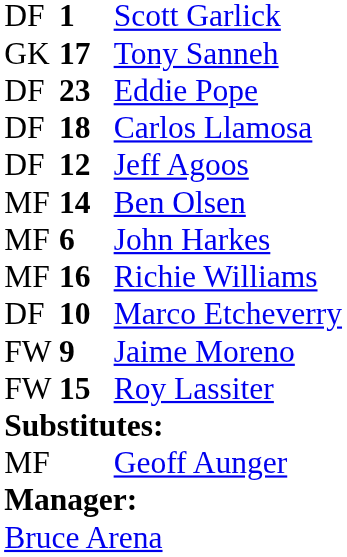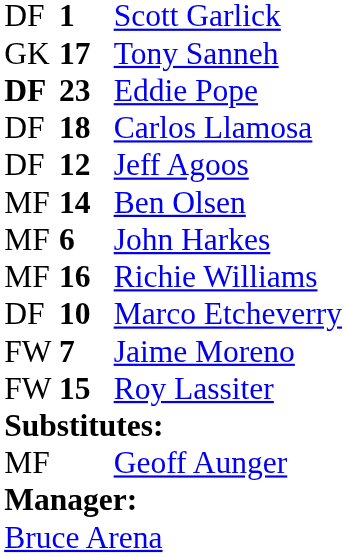(24, 90) normal -> (25, 90) bold
(67, 351) 9 -> (67, 351) 7
